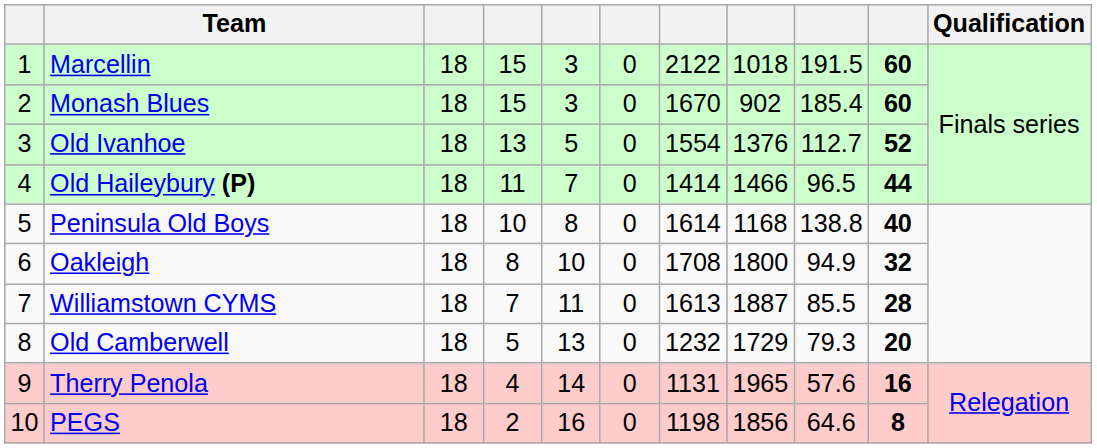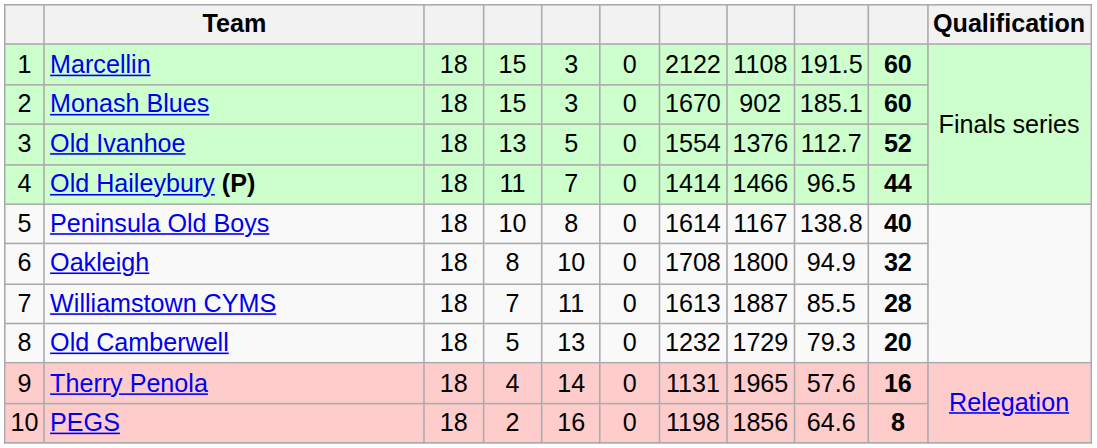(760, 64) 1018 -> (760, 64) 1108
(831, 104) 185.4 -> (831, 104) 185.1
(760, 223) 1168 -> (760, 223) 1167
